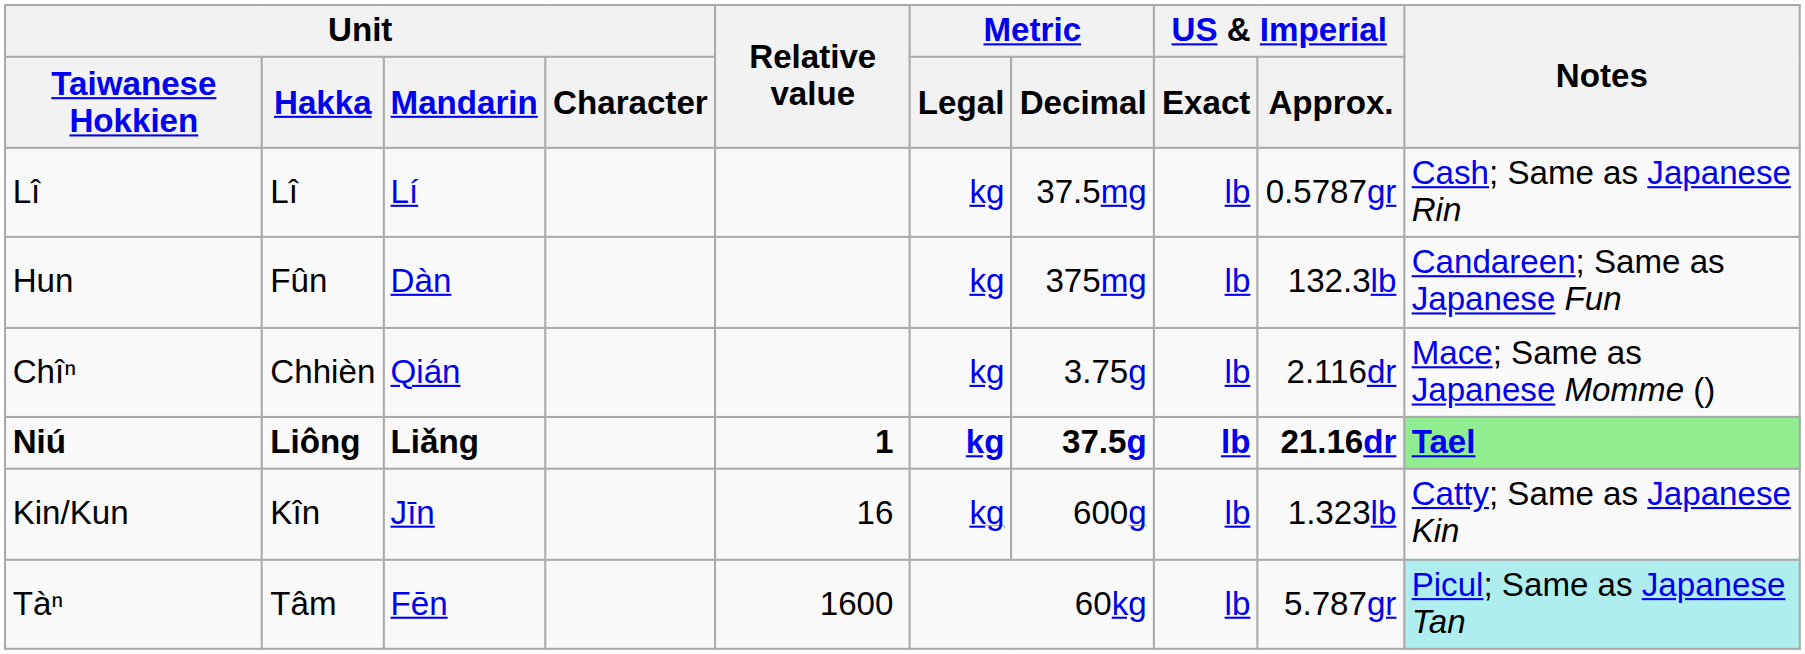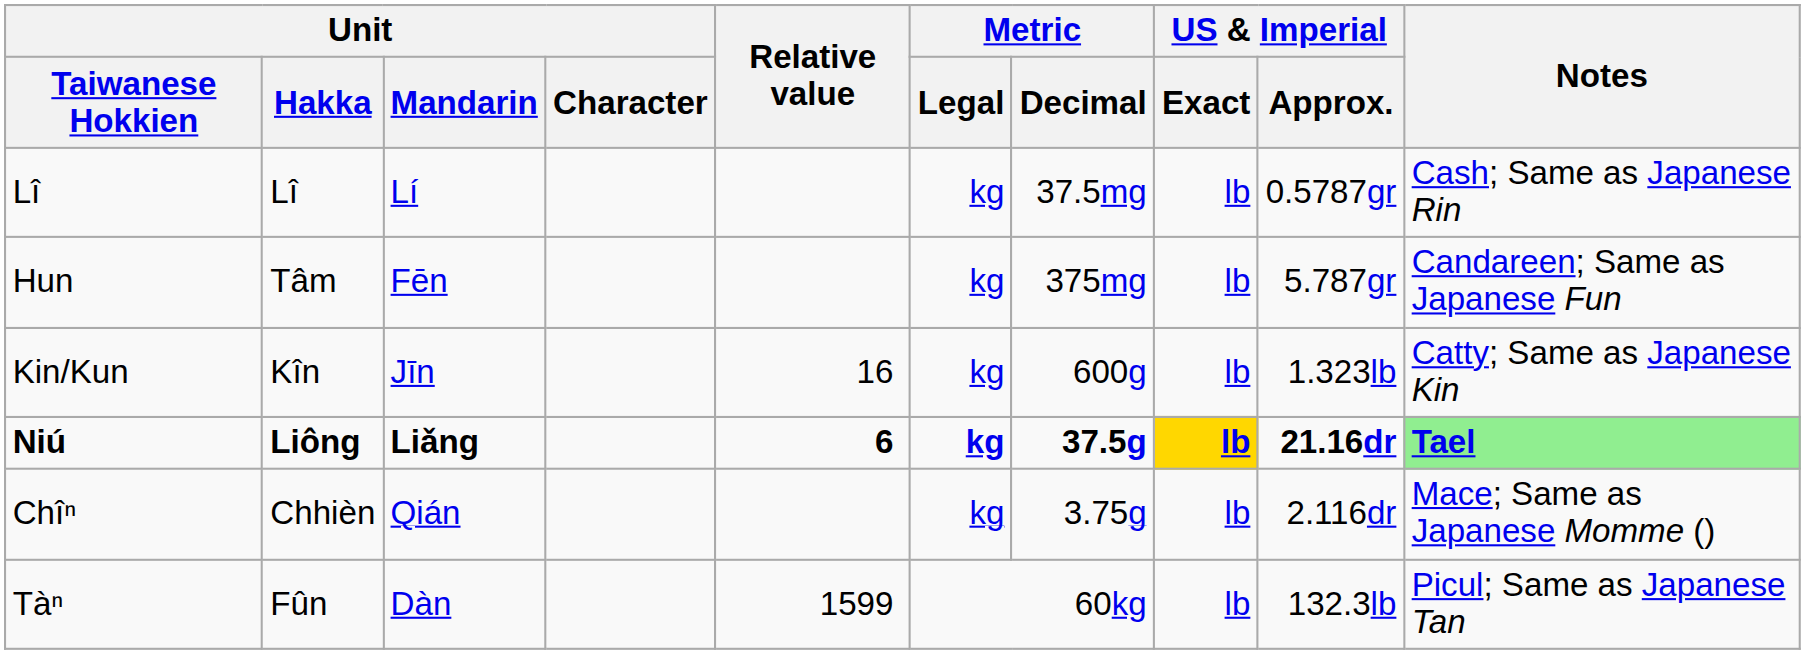(299, 281) Fûn -> (303, 281) Tâm
(421, 281) Dàn -> (419, 281) Fēn
(1342, 281) 132.3lb -> (1340, 281) 5.787gr
rows swapped: (44, 371) <-> (71, 513)
(889, 442) 1 -> (889, 442) 6
(1236, 442) no background -> (1236, 442) gold background
(303, 603) Tâm -> (299, 603) Fûn
(419, 603) Fēn -> (421, 603) Dàn
(861, 603) 1600 -> (861, 603) 1599
(1340, 603) 5.787gr -> (1342, 603) 132.3lb
(1599, 603) paleturquoise background -> (1599, 603) no background
